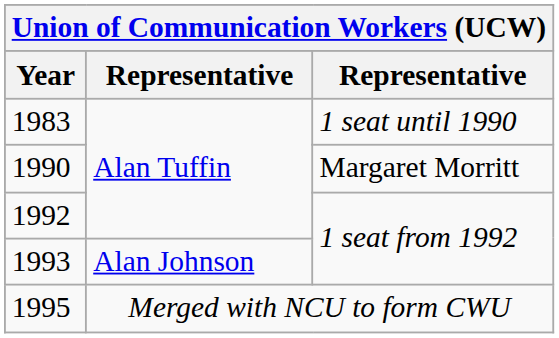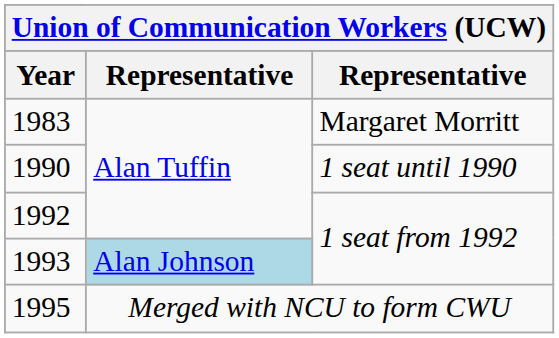(418, 121) 1 seat until 1990 -> (419, 121) Margaret Morritt
(419, 167) Margaret Morritt -> (418, 167) 1 seat until 1990
(174, 261) no background -> (174, 261) lightblue background
